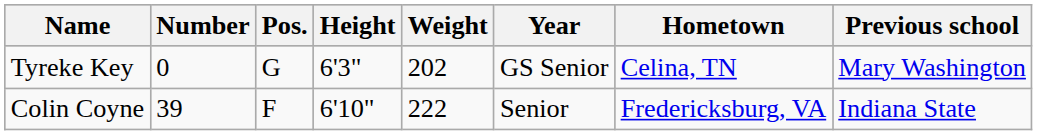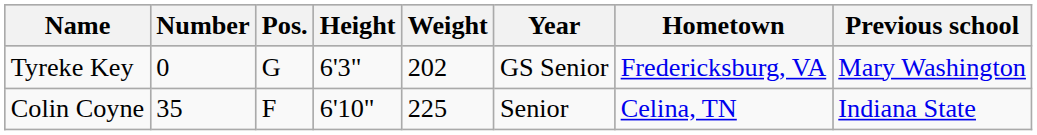(679, 66) Celina, TN -> (723, 66) Fredericksburg, VA
(169, 108) 39 -> (169, 108) 35
(427, 108) 222 -> (427, 108) 225
(723, 108) Fredericksburg, VA -> (679, 108) Celina, TN
